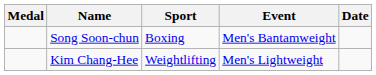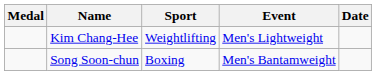rows swapped: (95, 37) <-> (94, 59)
